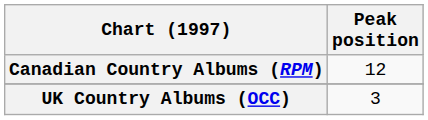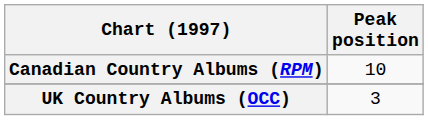(375, 70) 12 -> (375, 70) 10
